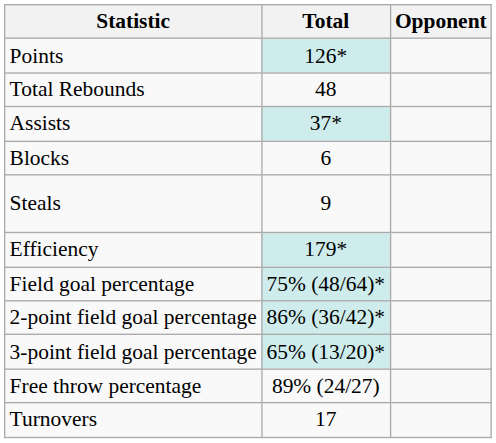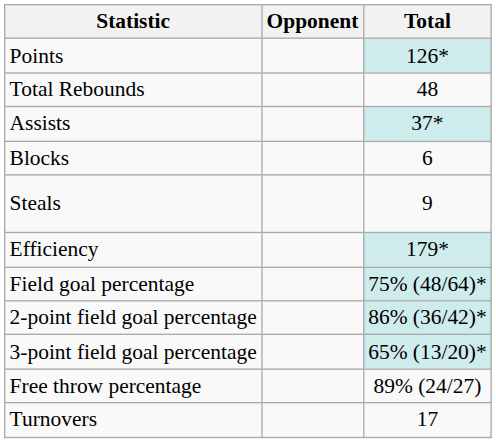columns swapped: (326, 21) <-> (441, 21)
